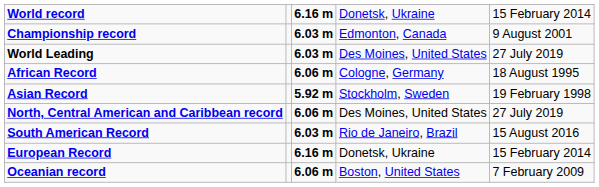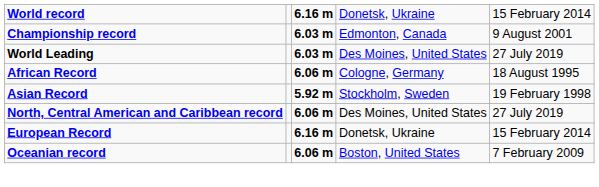- row: (78, 133)
